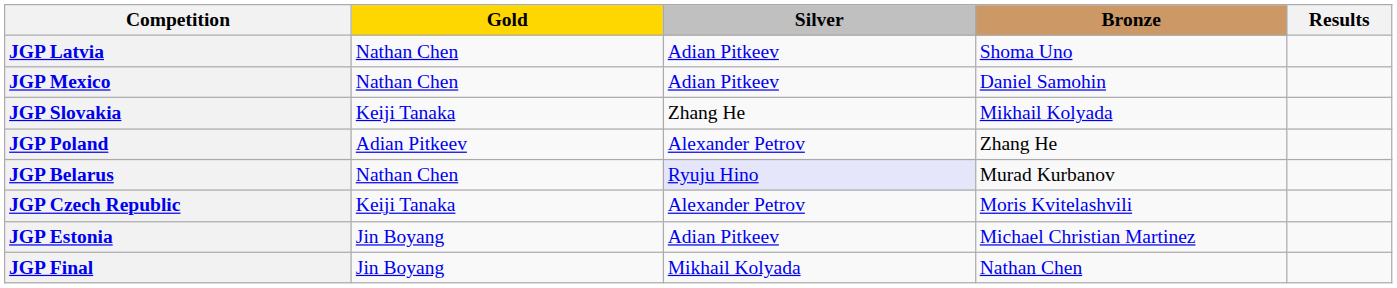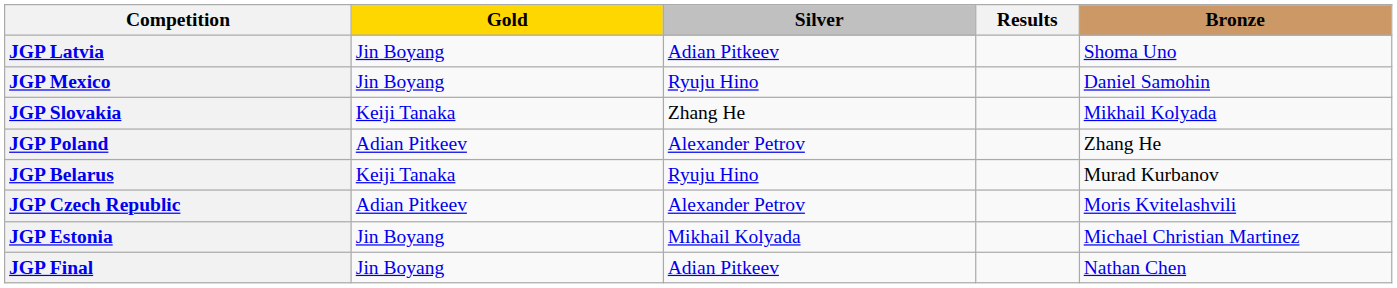columns swapped: (1131, 19) <-> (1339, 19)
(407, 50) Nathan Chen -> (400, 50) Jin Boyang
(407, 81) Nathan Chen -> (400, 81) Jin Boyang
(723, 81) Adian Pitkeev -> (713, 81) Ryuju Hino
(407, 174) Nathan Chen -> (406, 174) Keiji Tanaka
(713, 174) lavender background -> (713, 174) no background
(406, 205) Keiji Tanaka -> (411, 205) Adian Pitkeev
(723, 236) Adian Pitkeev -> (734, 236) Mikhail Kolyada
(734, 267) Mikhail Kolyada -> (723, 267) Adian Pitkeev
